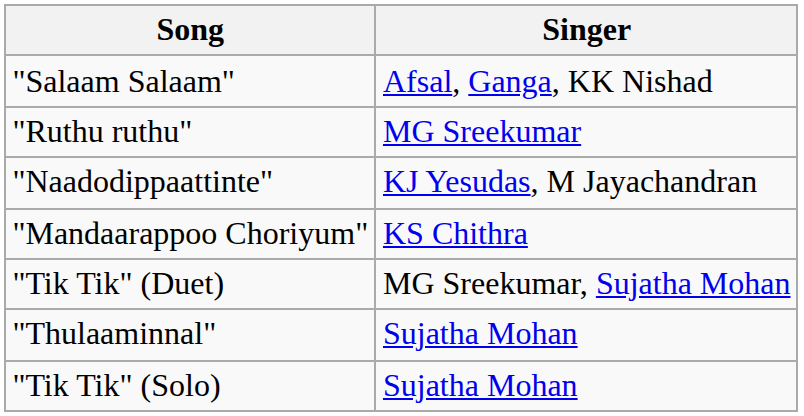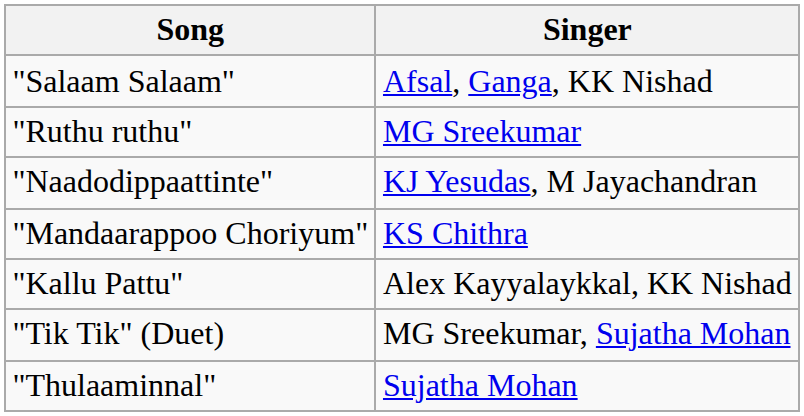+ row: (98, 283)
- row: (116, 385)
